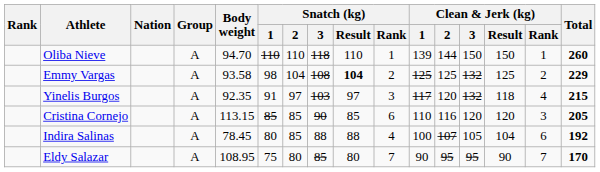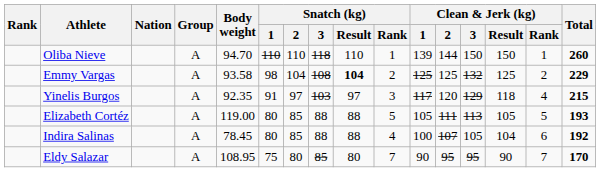(472, 95) 132 -> (473, 95) 129
- row: (86, 116)
+ row: (86, 116)
